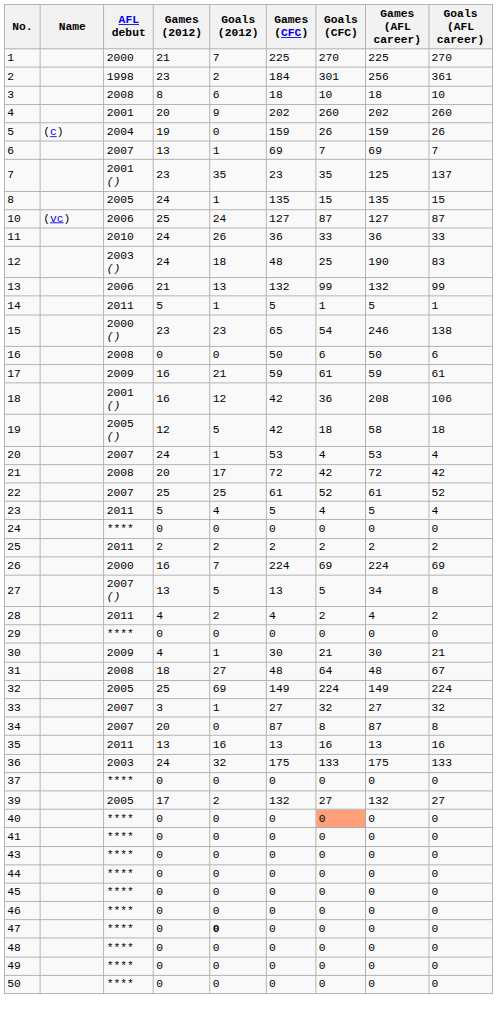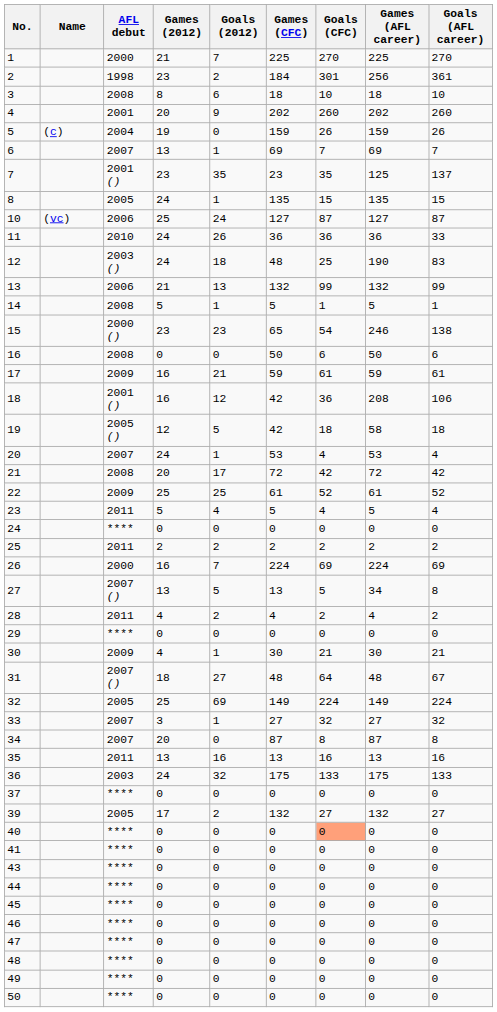(326, 237) 33 -> (326, 237) 36
(120, 305) 2011 -> (120, 305) 2008
(120, 492) 2007 -> (120, 492) 2009
(120, 671) 2008 -> (120, 678) 2007 ()
(216, 929) bold -> (216, 942) normal
